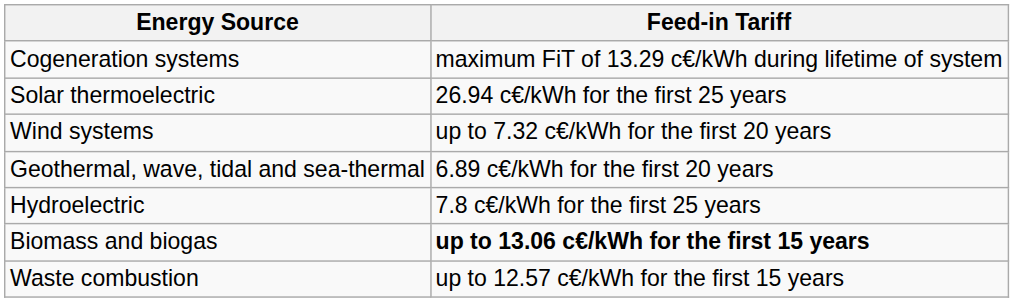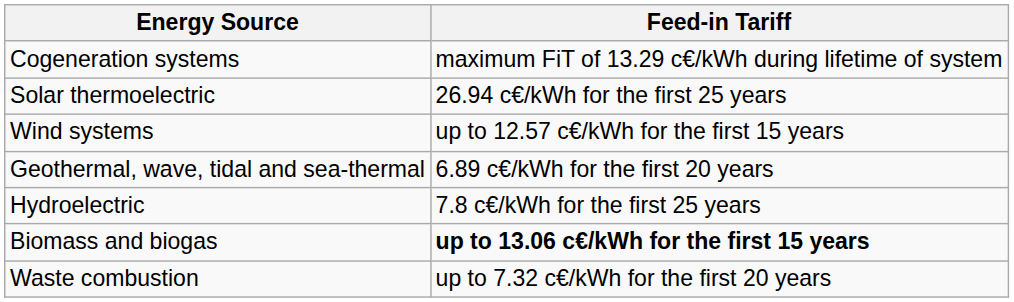(633, 132) up to 7.32 c€/kWh for the first 20 years -> (640, 132) up to 12.57 c€/kWh for the first 15 years
(640, 278) up to 12.57 c€/kWh for the first 15 years -> (633, 278) up to 7.32 c€/kWh for the first 20 years
